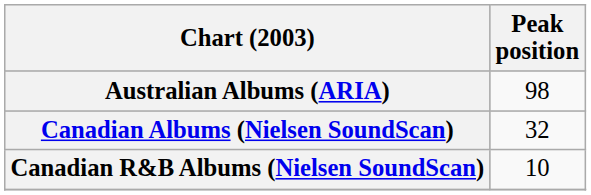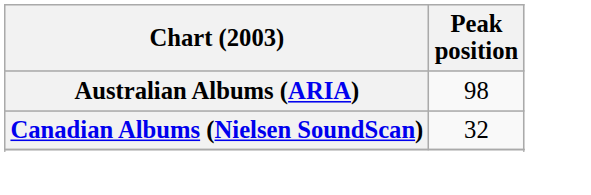- row: (247, 168)
